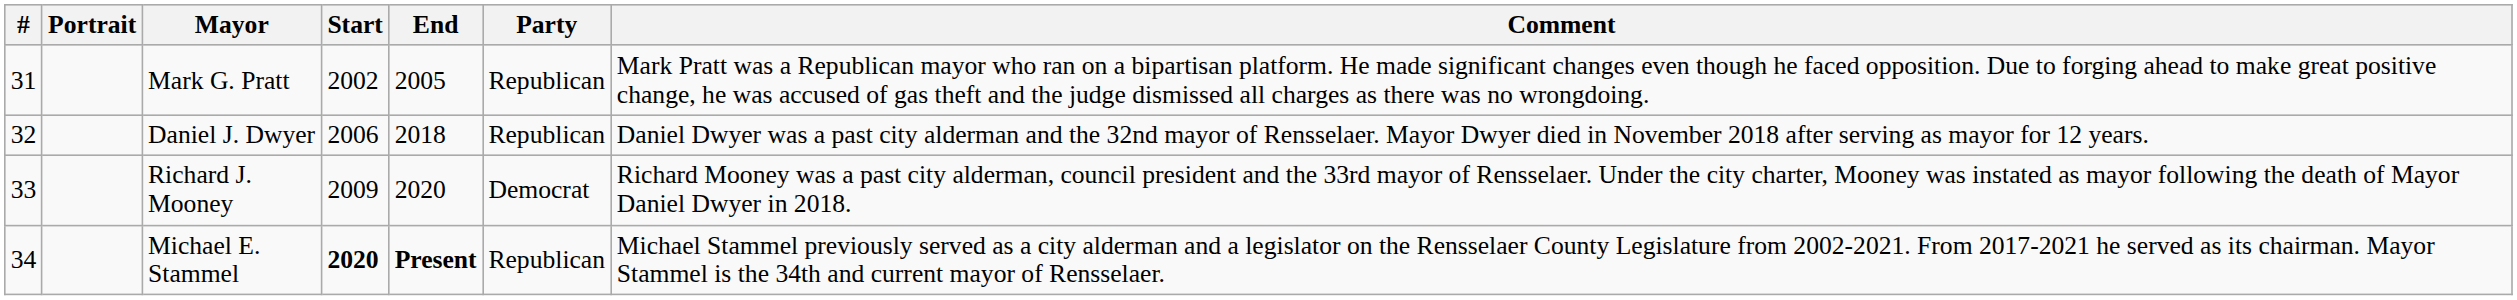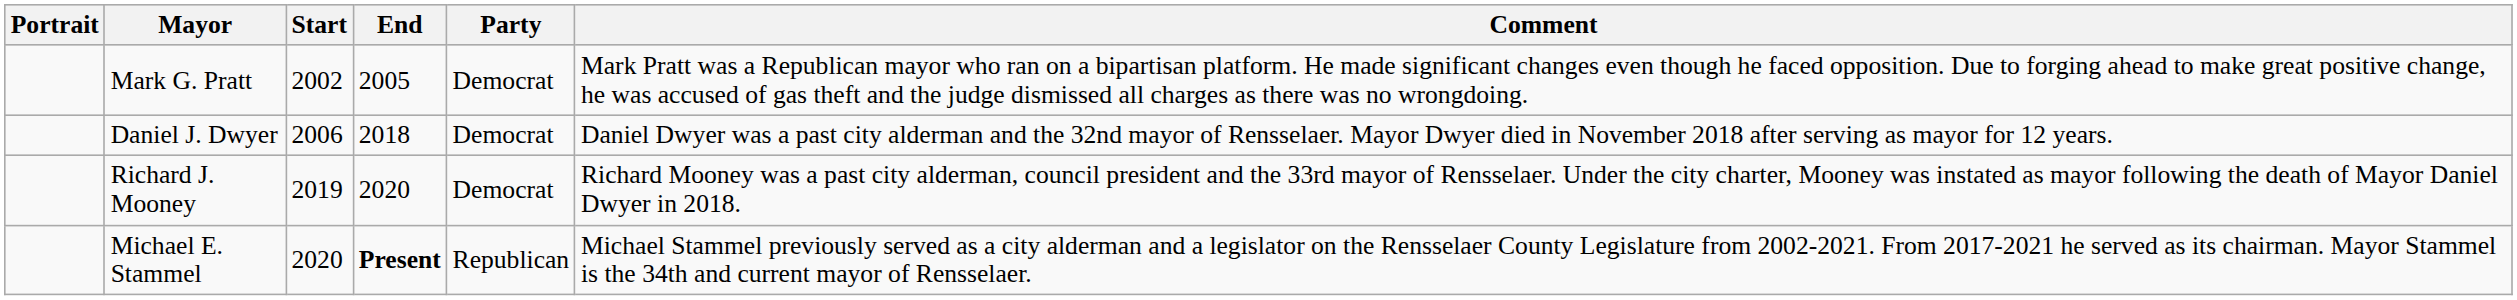- column: (24, 24)
(547, 79) Republican -> (503, 79) Democrat
(547, 134) Republican -> (503, 134) Democrat
(353, 189) 2009 -> (317, 189) 2019
(353, 259) bold -> (317, 259) normal
